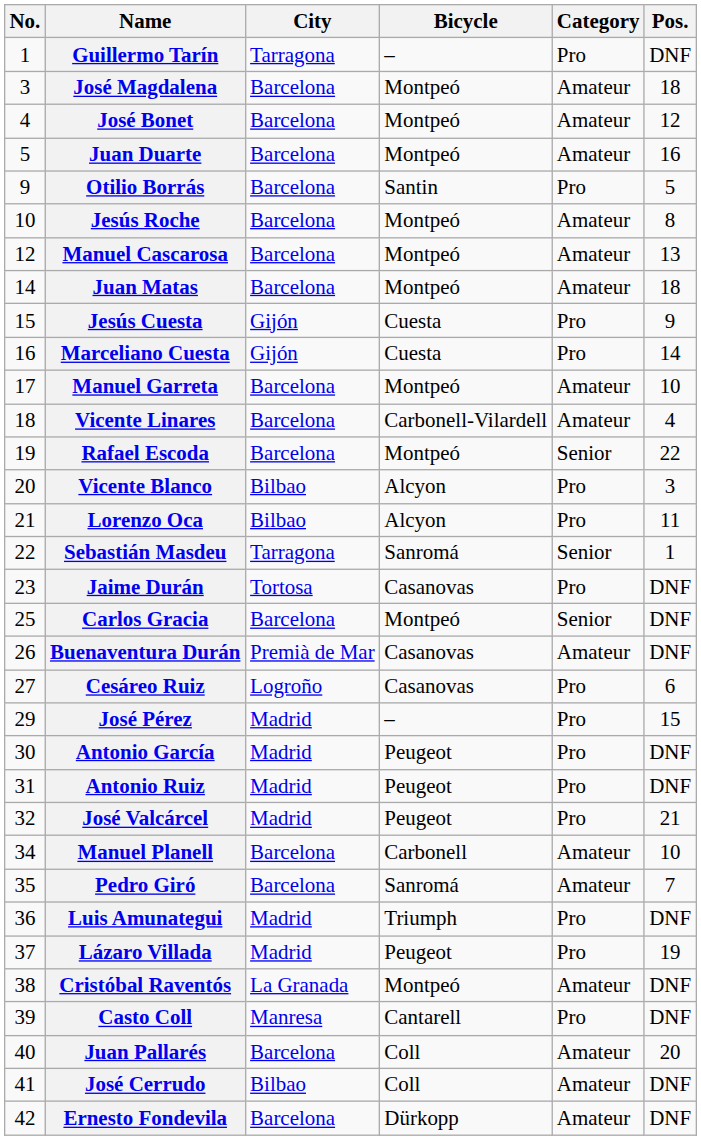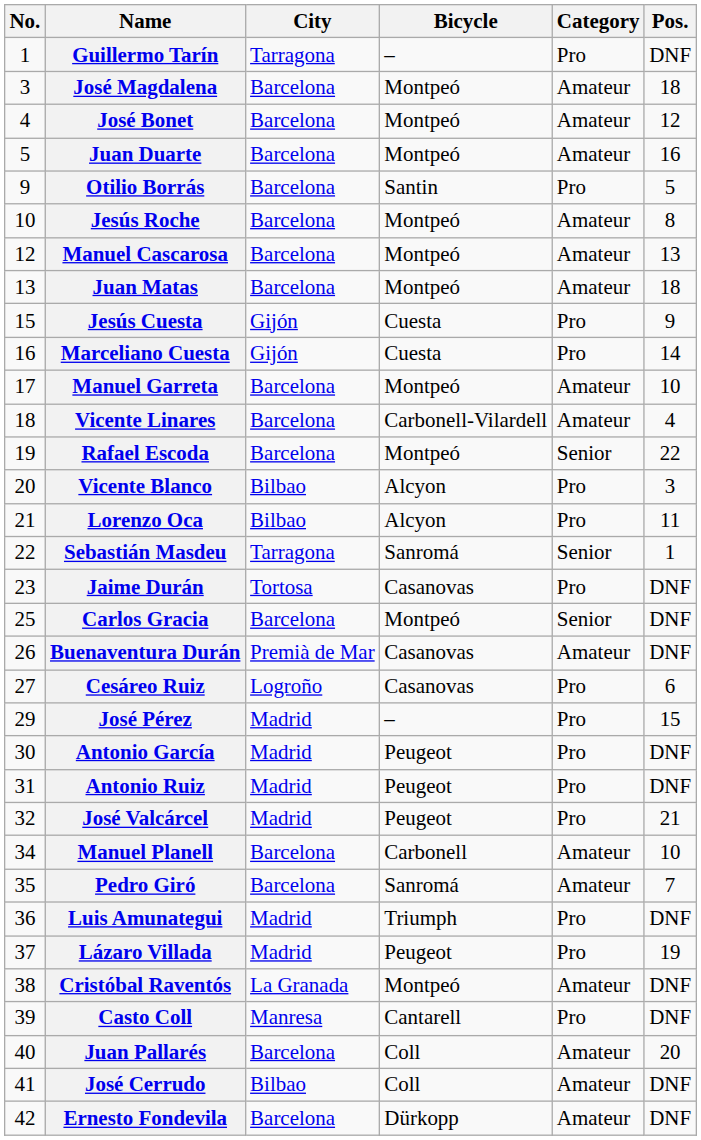(25, 287) 14 -> (25, 287) 13
